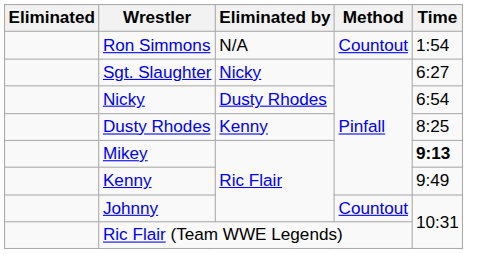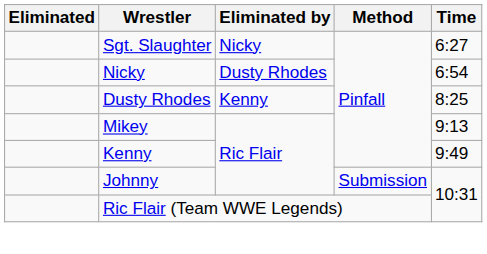- row: (157, 45)
(433, 153) bold -> (452, 126) normal
(373, 208) Countout -> (383, 180) Submission
